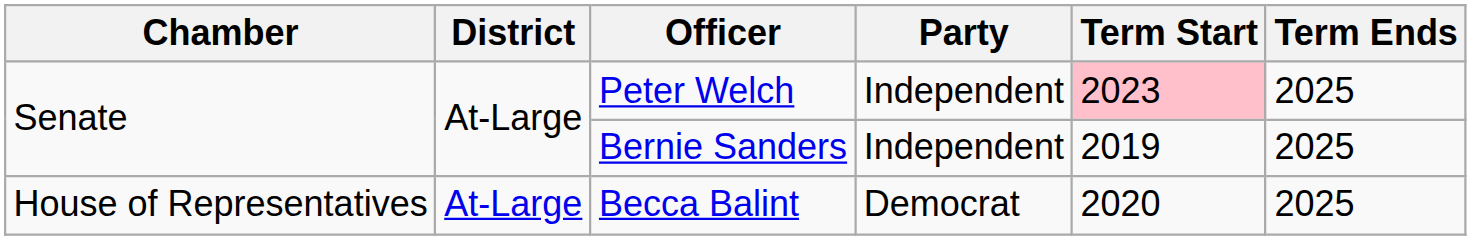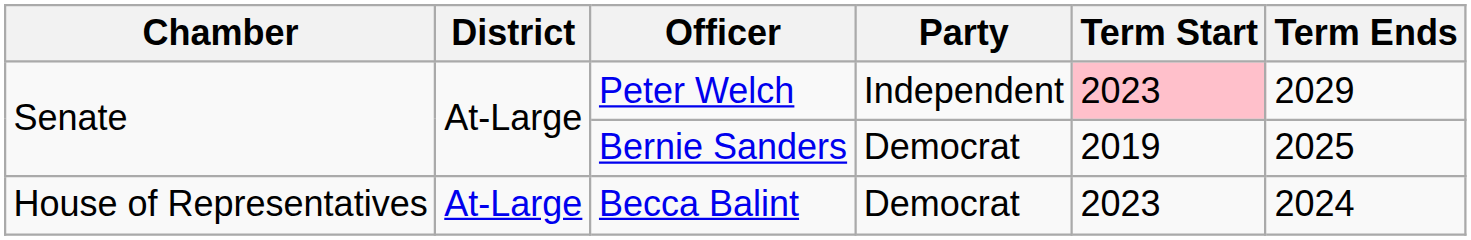(1315, 90) 2025 -> (1315, 90) 2029
(964, 147) Independent -> (942, 147) Democrat
(1121, 204) 2020 -> (1121, 204) 2023
(1315, 204) 2025 -> (1315, 204) 2024
